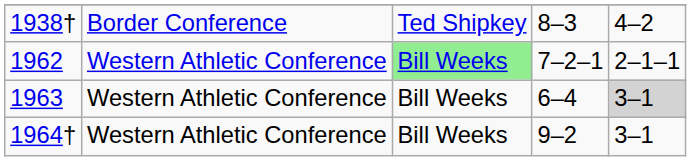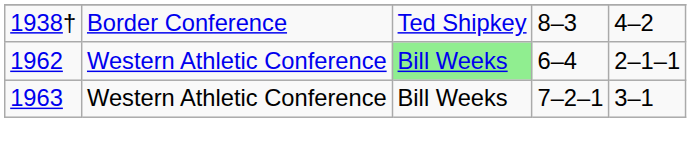(570, 60) 7–2–1 -> (557, 60) 6–4
(557, 98) 6–4 -> (570, 98) 7–2–1
(634, 98) lightgrey background -> (634, 98) no background
- row: (43, 135)
